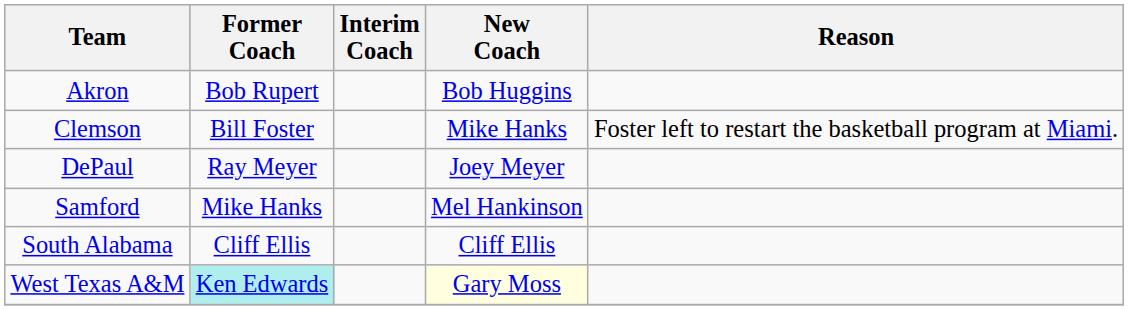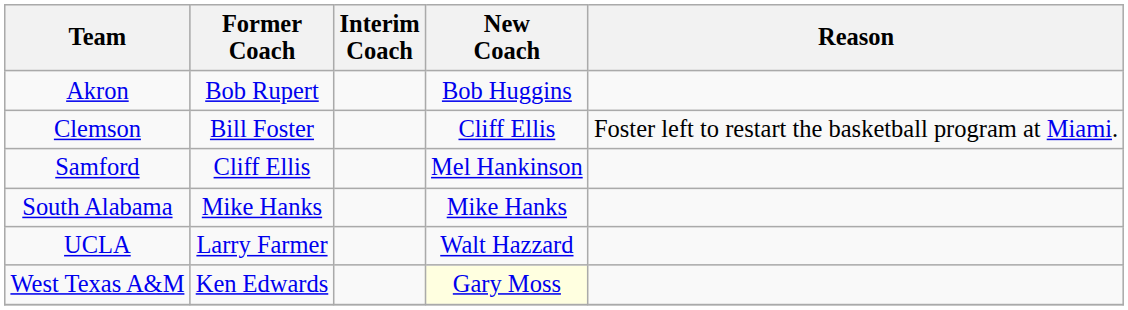(507, 129) Mike Hanks -> (507, 129) Cliff Ellis
- row: (97, 167)
(262, 206) Mike Hanks -> (262, 167) Cliff Ellis
(262, 245) Cliff Ellis -> (262, 206) Mike Hanks
(507, 245) Cliff Ellis -> (507, 206) Mike Hanks
+ row: (97, 245)
(262, 284) paleturquoise background -> (262, 284) no background
